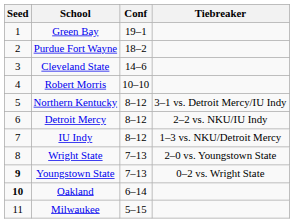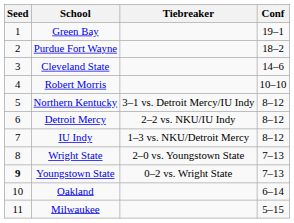columns swapped: (136, 13) <-> (220, 13)
(18, 191) bold -> (18, 191) normal
